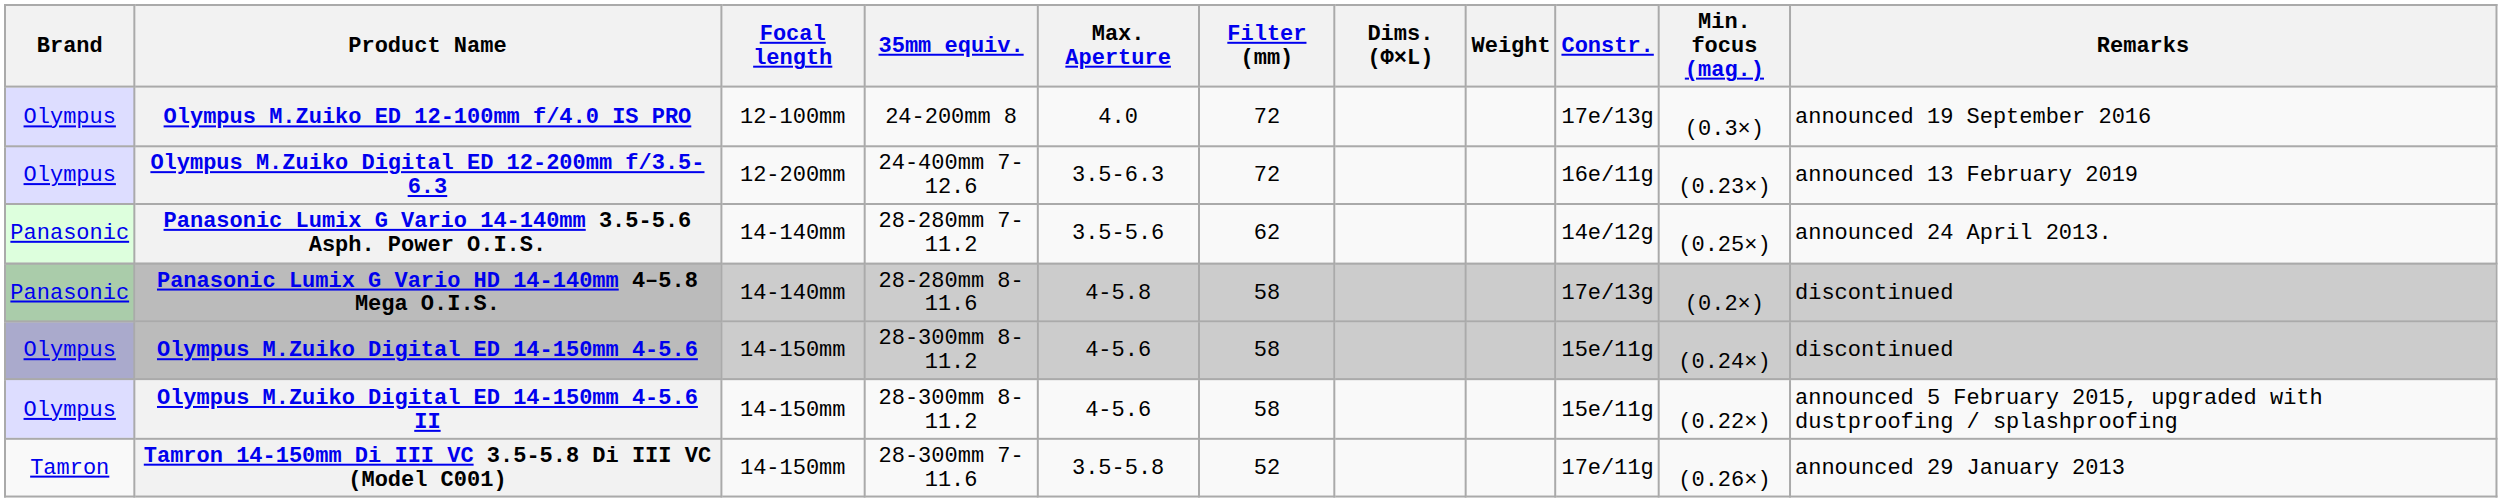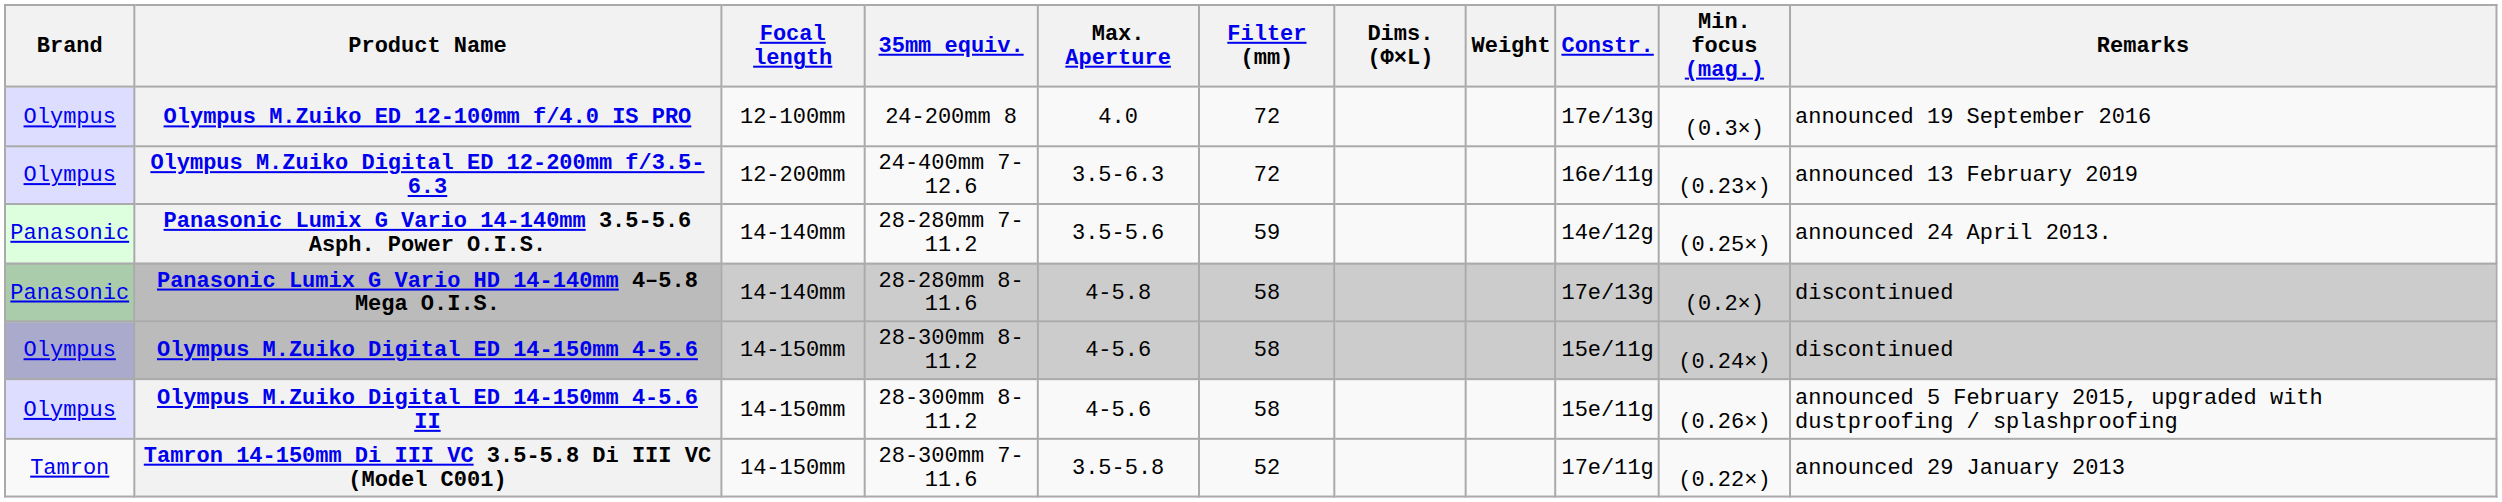(1267, 234) 62 -> (1267, 234) 59
(1724, 421) (0.22×) -> (1724, 421) (0.26×)
(1724, 480) (0.26×) -> (1724, 480) (0.22×)
